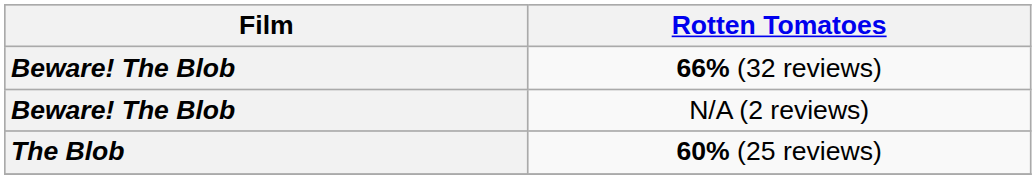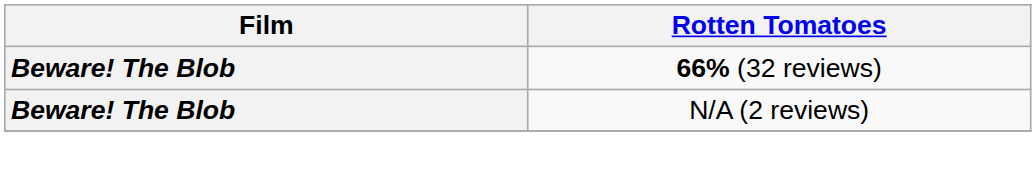- row: (779, 151)
